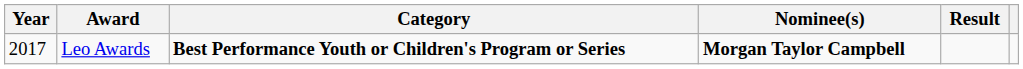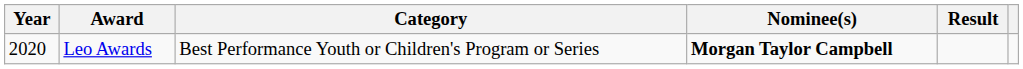(27, 48) 2017 -> (27, 48) 2020
(399, 48) bold -> (389, 48) normal
